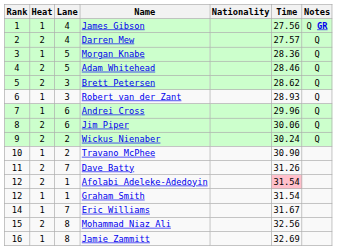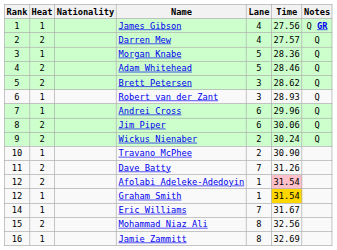columns swapped: (67, 11) <-> (241, 11)
(287, 196) no background -> (287, 196) gold background
